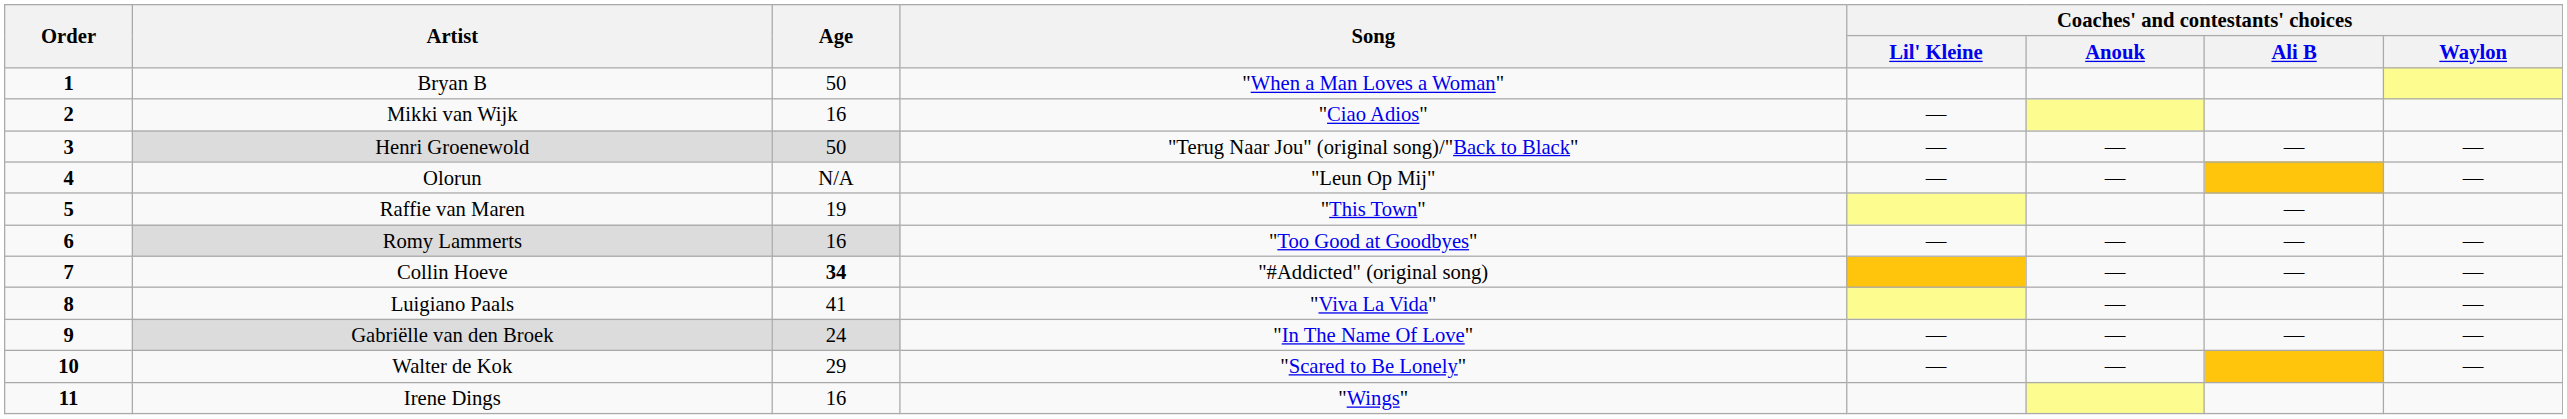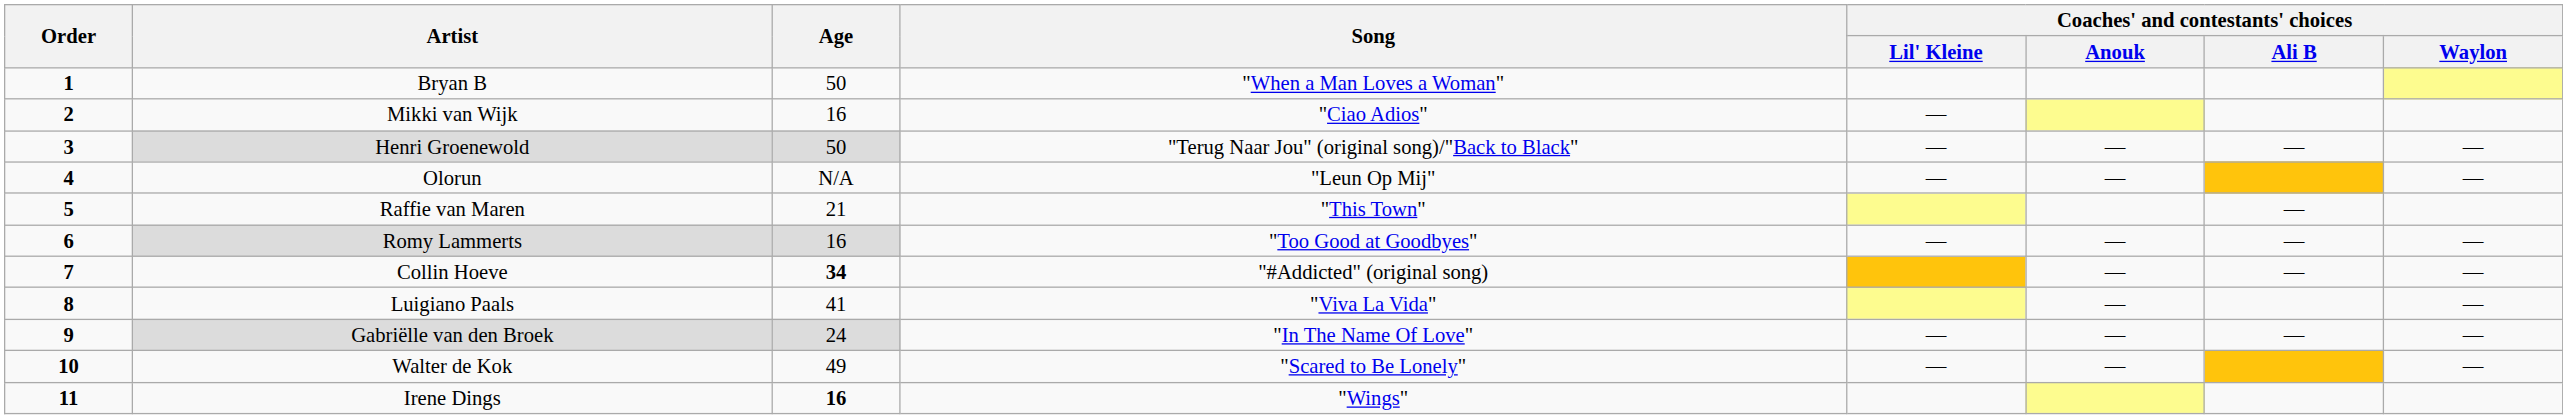(836, 209) 19 -> (836, 209) 21
(836, 366) 29 -> (836, 366) 49
(836, 398) normal -> (836, 398) bold
